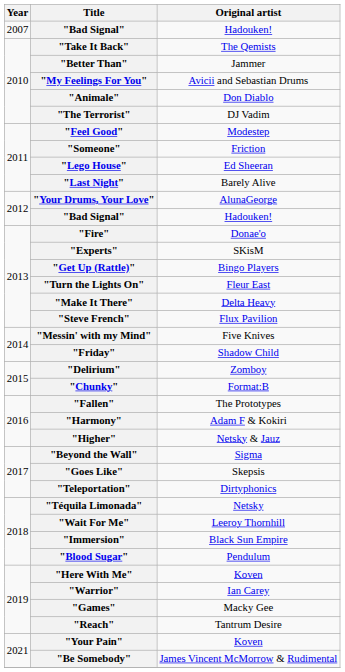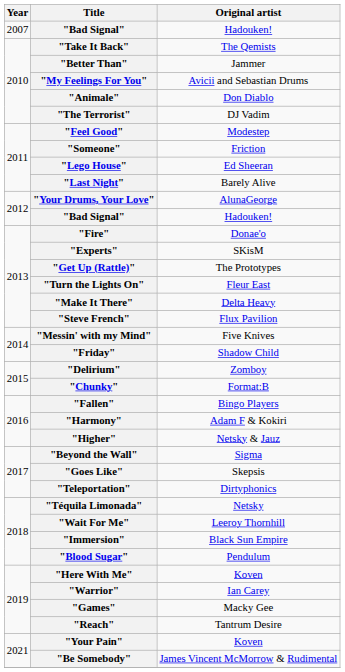(248, 268) Bingo Players -> (248, 268) The Prototypes
(248, 404) The Prototypes -> (248, 404) Bingo Players
